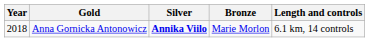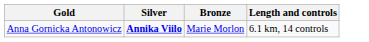- column: (17, 12)
